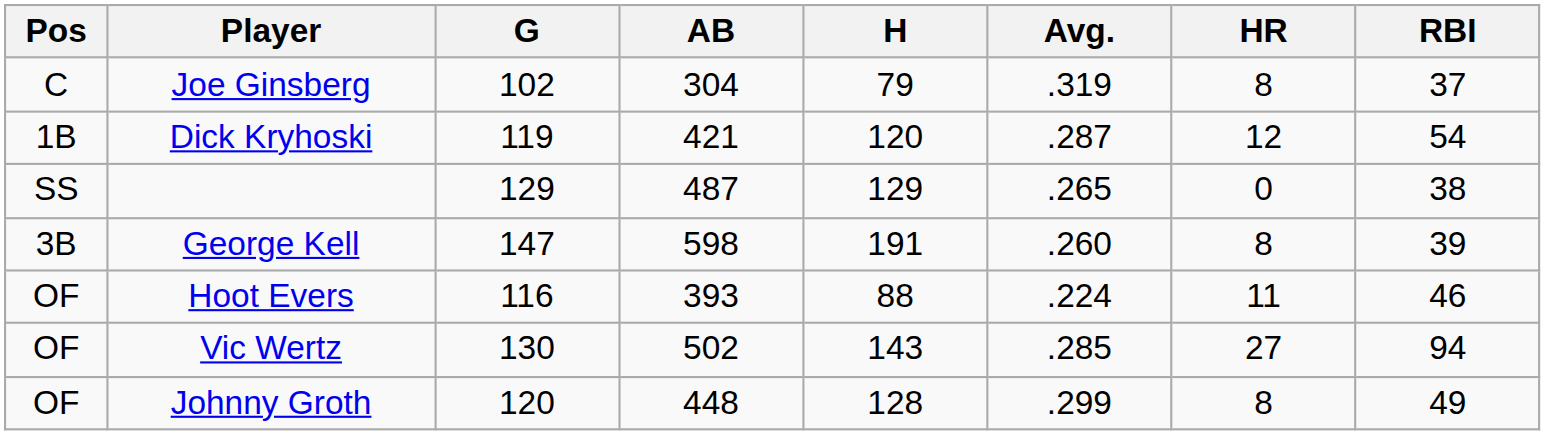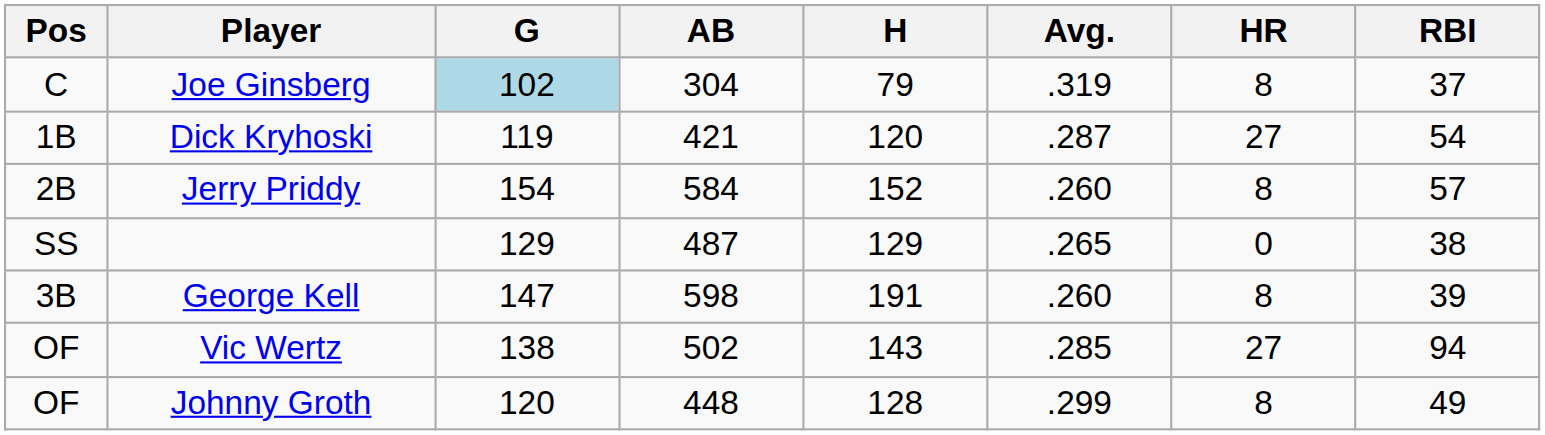(527, 84) no background -> (527, 84) lightblue background
(1264, 137) 12 -> (1264, 137) 27
+ row: (271, 190)
- row: (271, 296)
(527, 349) 130 -> (527, 349) 138
